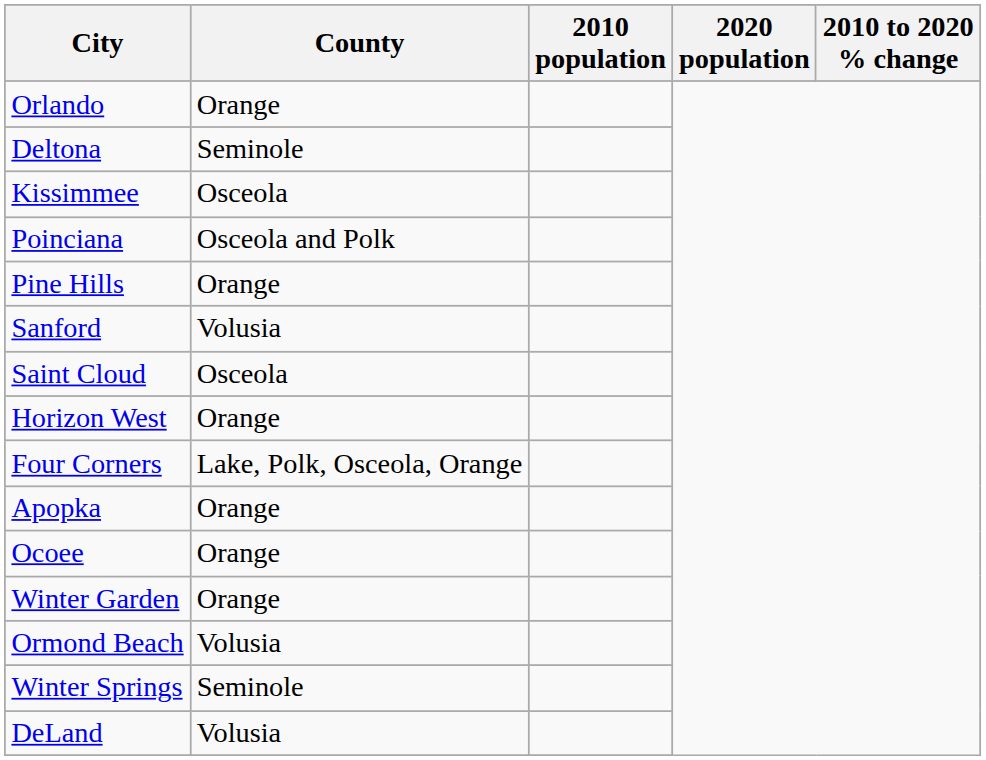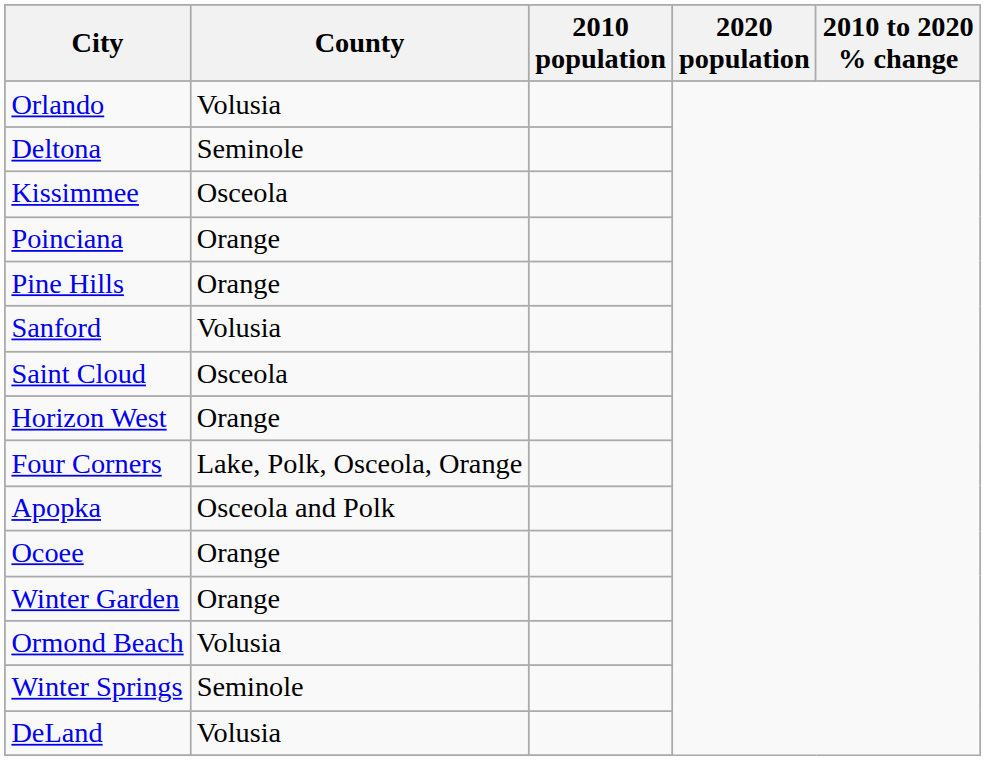(238, 103) Orange -> (239, 103) Volusia
(296, 238) Osceola and Polk -> (238, 238) Orange
(238, 507) Orange -> (296, 507) Osceola and Polk
